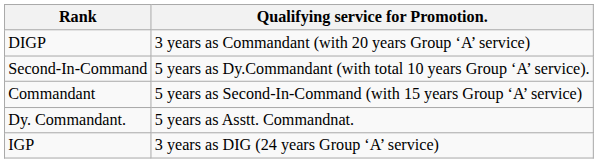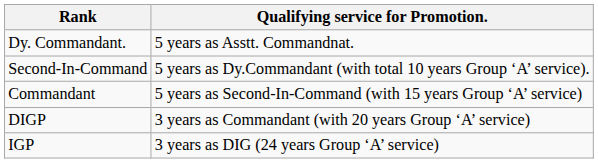rows swapped: (67, 119) <-> (27, 42)
